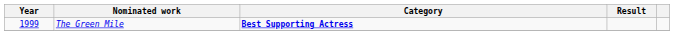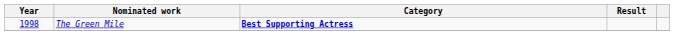(29, 24) 1999 -> (29, 24) 1998
